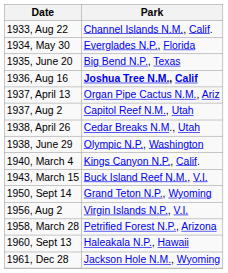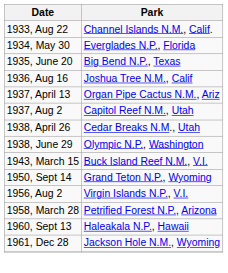(141, 78) bold -> (138, 78) normal
- row: (40, 161)
